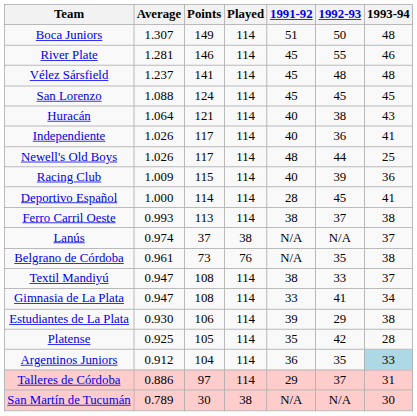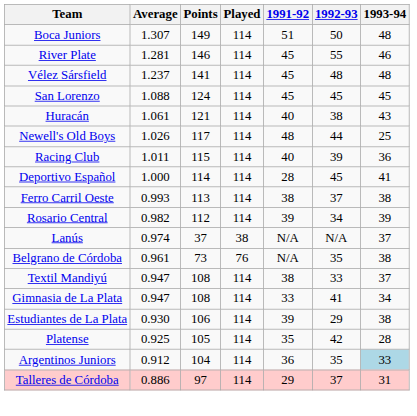(159, 116) 1.064 -> (155, 116) 1.061
- row: (69, 136)
(159, 177) 1.009 -> (155, 156) 1.011
+ row: (67, 217)
- row: (69, 400)
